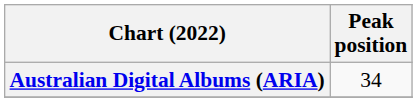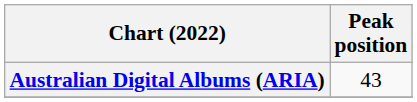(371, 79) 34 -> (371, 79) 43
